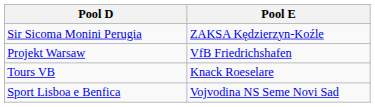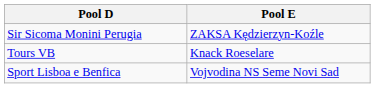- row: (46, 53)
